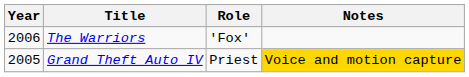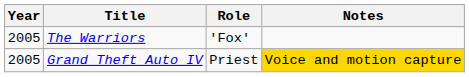(24, 38) 2006 -> (24, 38) 2005
